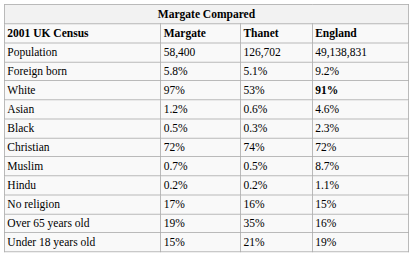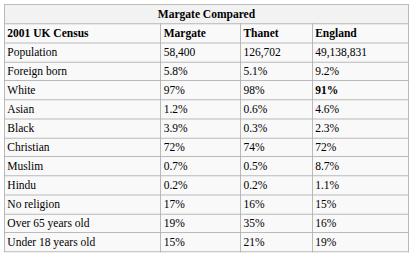(254, 90) 53% -> (254, 90) 98%
(176, 128) 0.5% -> (176, 128) 3.9%
